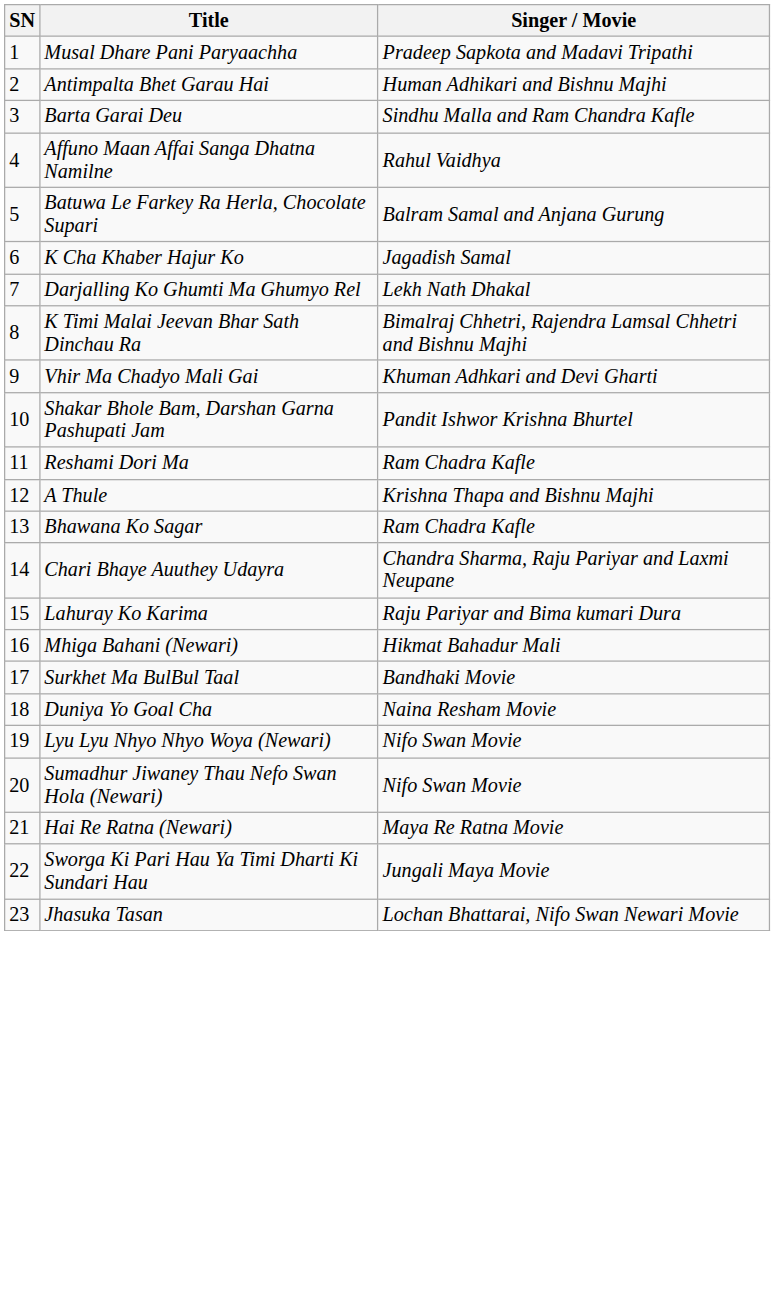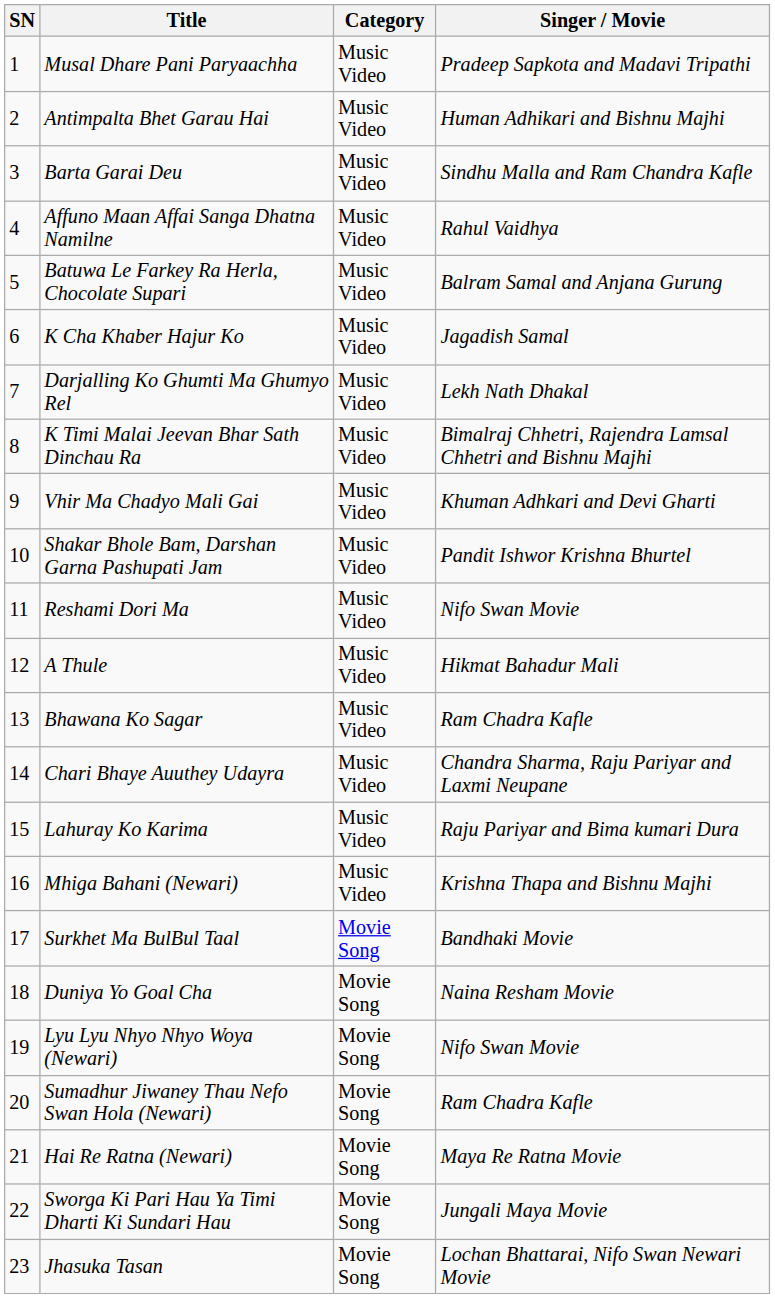+ column: (385, 20)
(459, 462) Ram Chadra Kafle -> (510, 610) Nifo Swan Movie
(518, 494) Krishna Thapa and Bishnu Majhi -> (529, 664) Hikmat Bahadur Mali
(472, 645) Hikmat Bahadur Mali -> (576, 883) Krishna Thapa and Bishnu Majhi
(452, 784) Nifo Swan Movie -> (517, 1102) Ram Chadra Kafle
